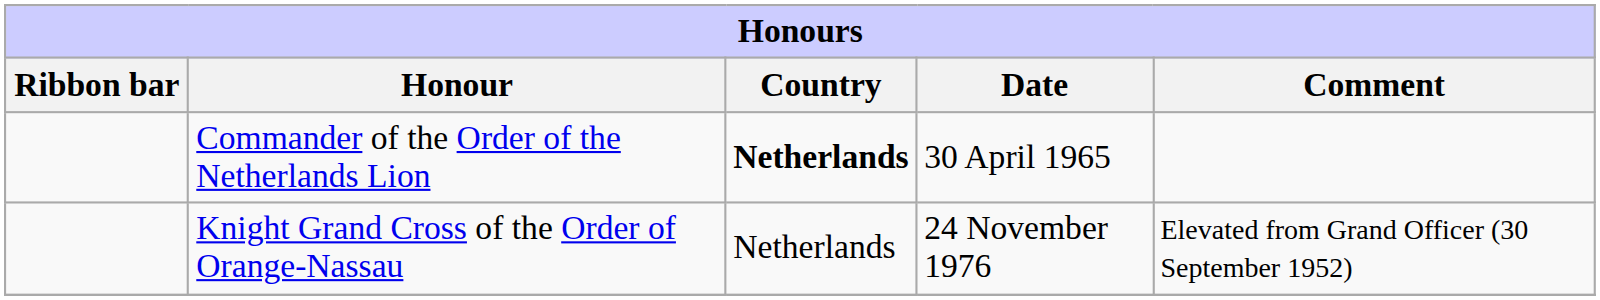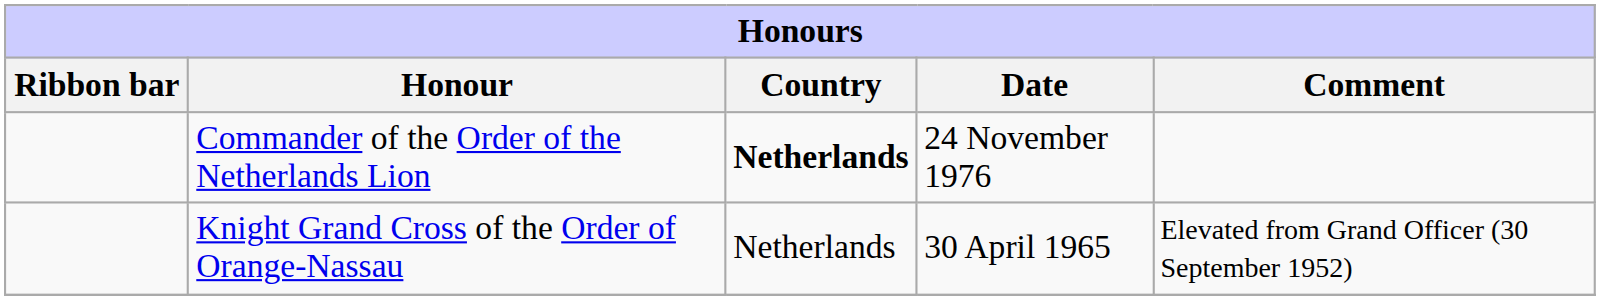(1018, 156) 30 April 1965 -> (1016, 156) 24 November 1976
(1016, 247) 24 November 1976 -> (1018, 247) 30 April 1965
